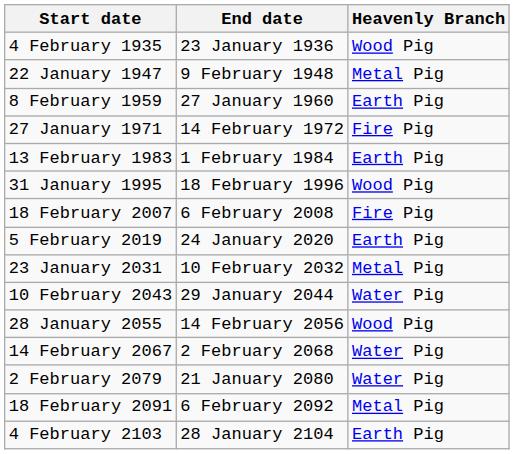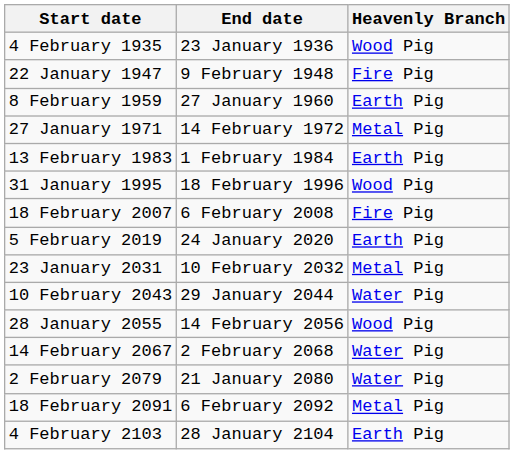(398, 74) Metal Pig -> (393, 74) Fire Pig
(393, 130) Fire Pig -> (398, 130) Metal Pig
